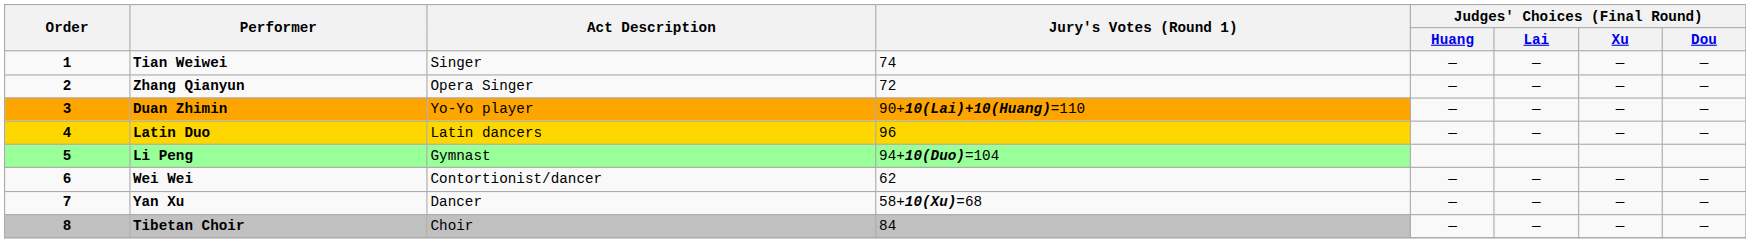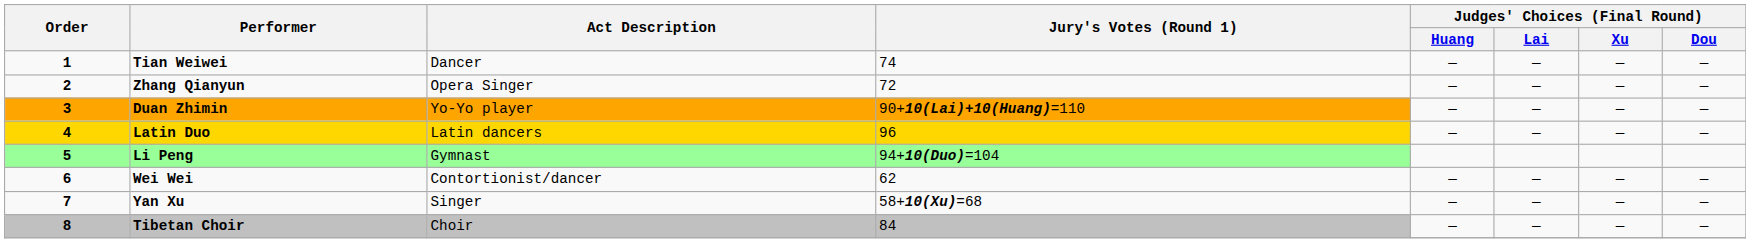(456, 63) Singer -> (456, 63) Dancer
(456, 203) Dancer -> (456, 203) Singer
